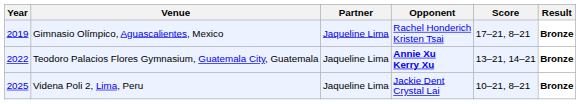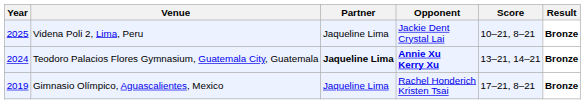rows swapped: (128, 33) <-> (88, 86)
(18, 60) 2022 -> (18, 60) 2024
(356, 60) normal -> (358, 60) bold
